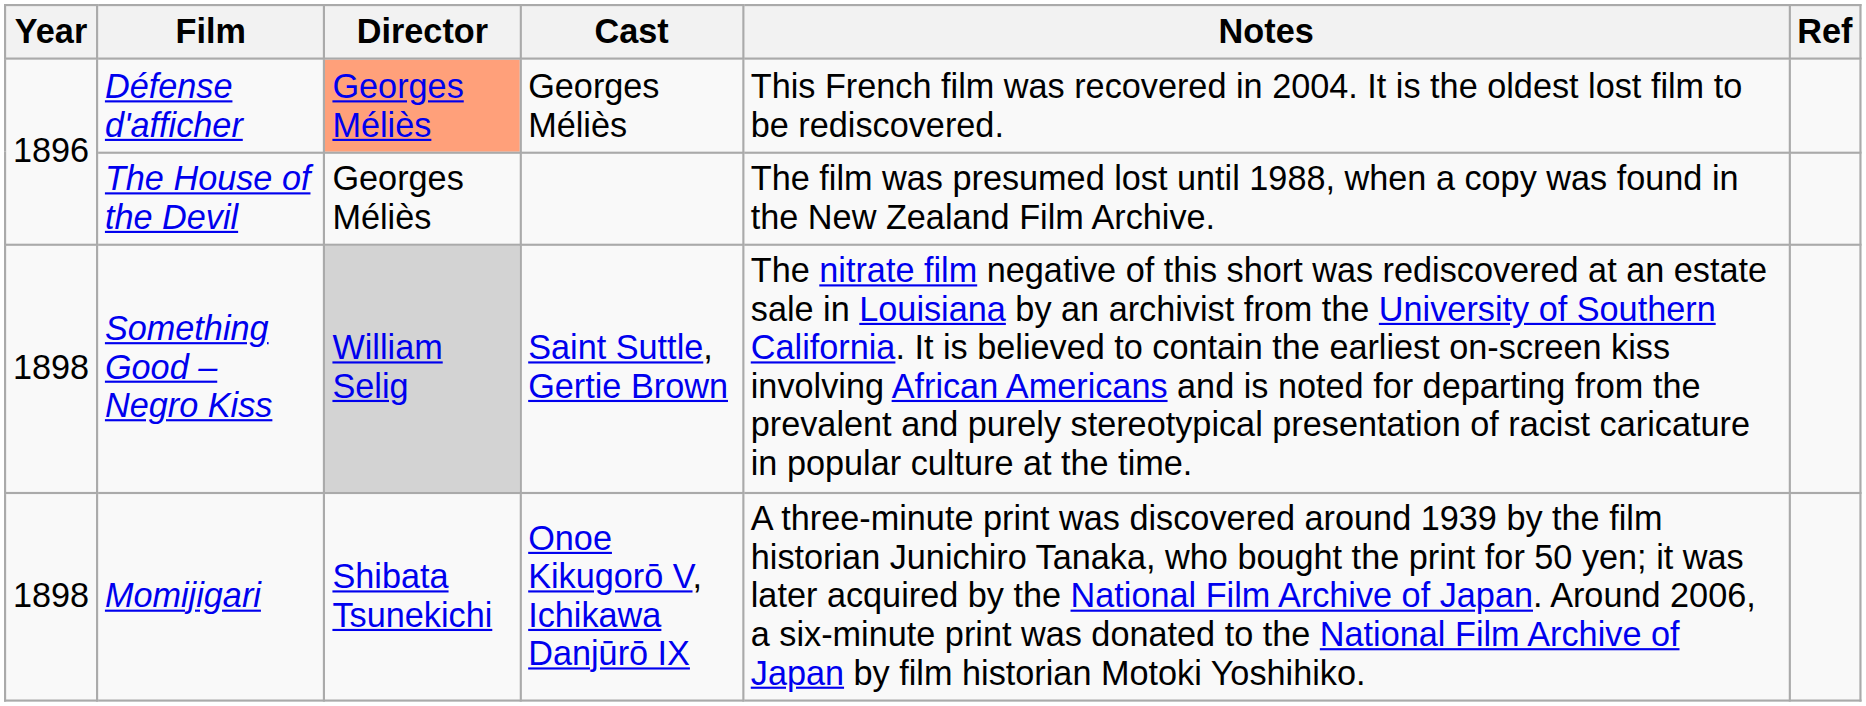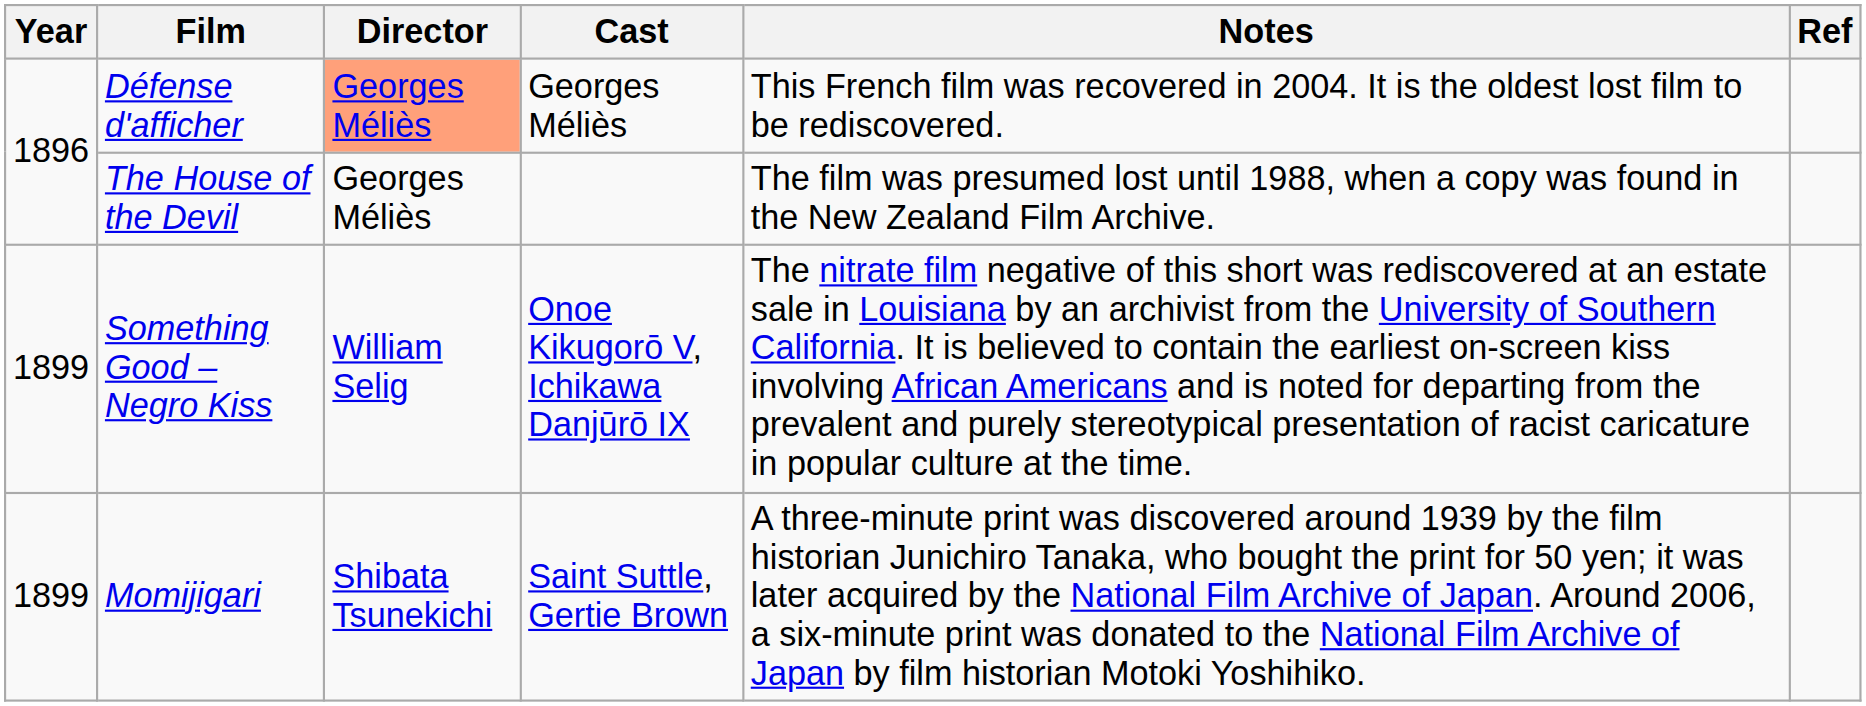(51, 367) 1898 -> (51, 367) 1899
(388, 367) lightgrey background -> (388, 367) no background
(628, 367) Saint Suttle, Gertie Brown -> (615, 367) Onoe Kikugorō V, Ichikawa Danjūrō IX
(51, 595) 1898 -> (51, 595) 1899
(615, 595) Onoe Kikugorō V, Ichikawa Danjūrō IX -> (628, 595) Saint Suttle, Gertie Brown
